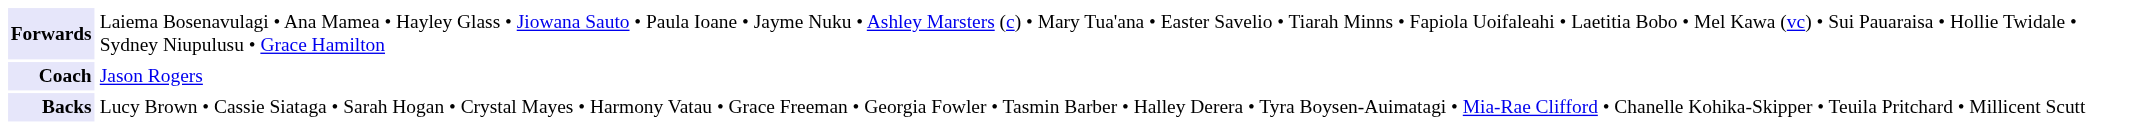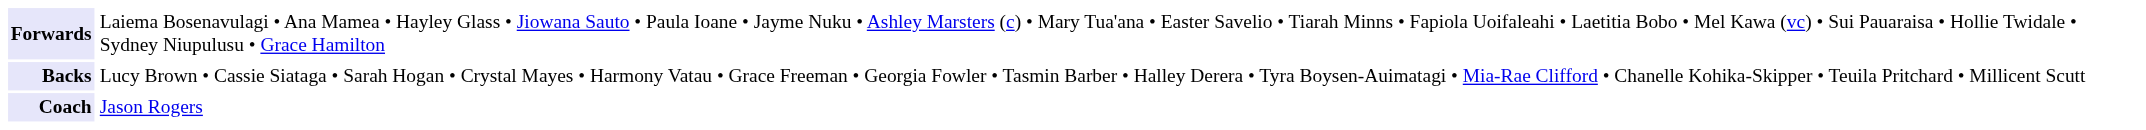rows swapped: (67, 107) <-> (65, 76)
